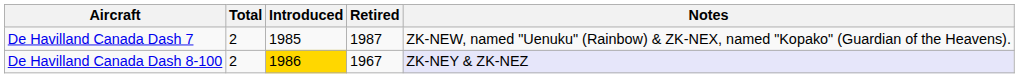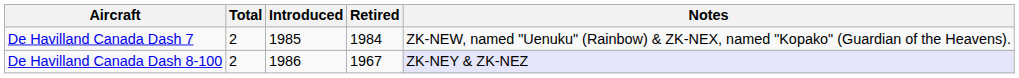(366, 38) 1987 -> (366, 38) 1984
(285, 61) gold background -> (285, 61) no background
